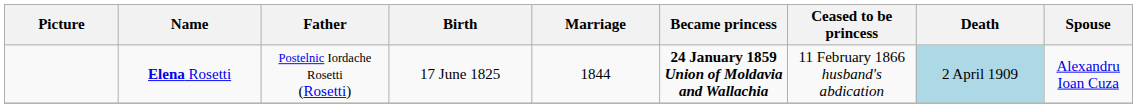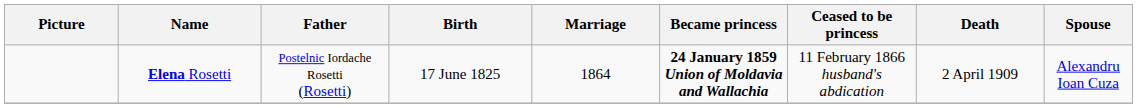(595, 74) 1844 -> (595, 74) 1864
(980, 74) lightblue background -> (980, 74) no background
